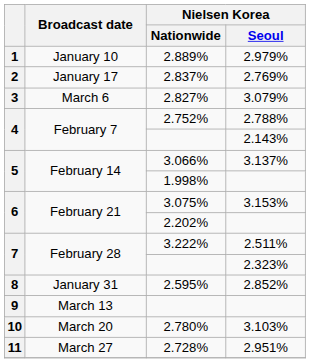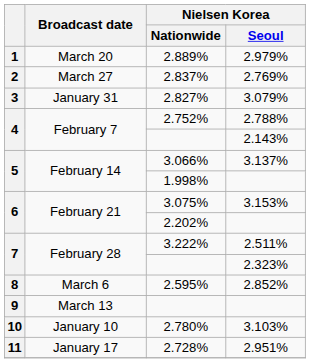(85, 56) January 10 -> (85, 56) March 20
(85, 77) January 17 -> (85, 77) March 27
(85, 98) March 6 -> (85, 98) January 31
(85, 285) January 31 -> (85, 285) March 6
(85, 327) March 20 -> (85, 327) January 10
(85, 347) March 27 -> (85, 347) January 17
